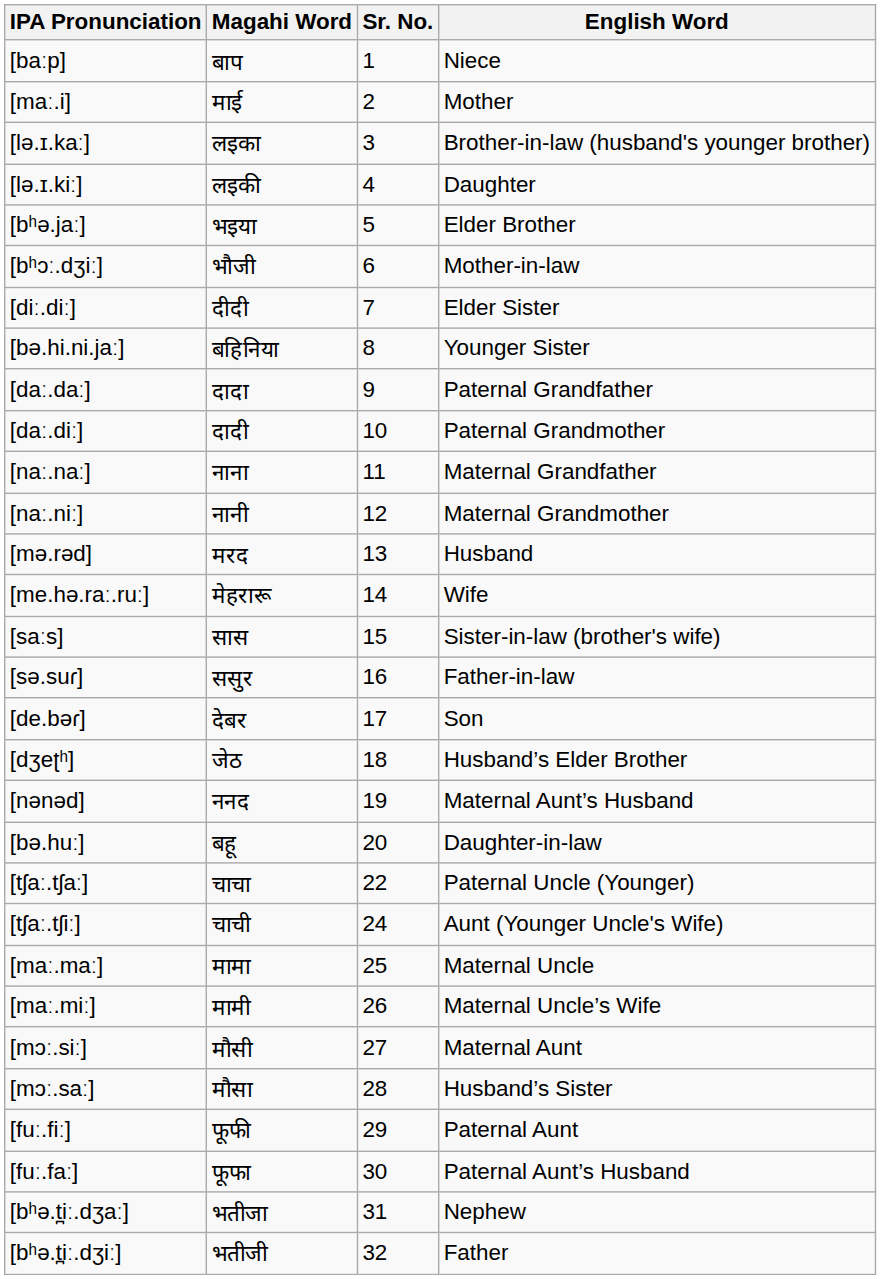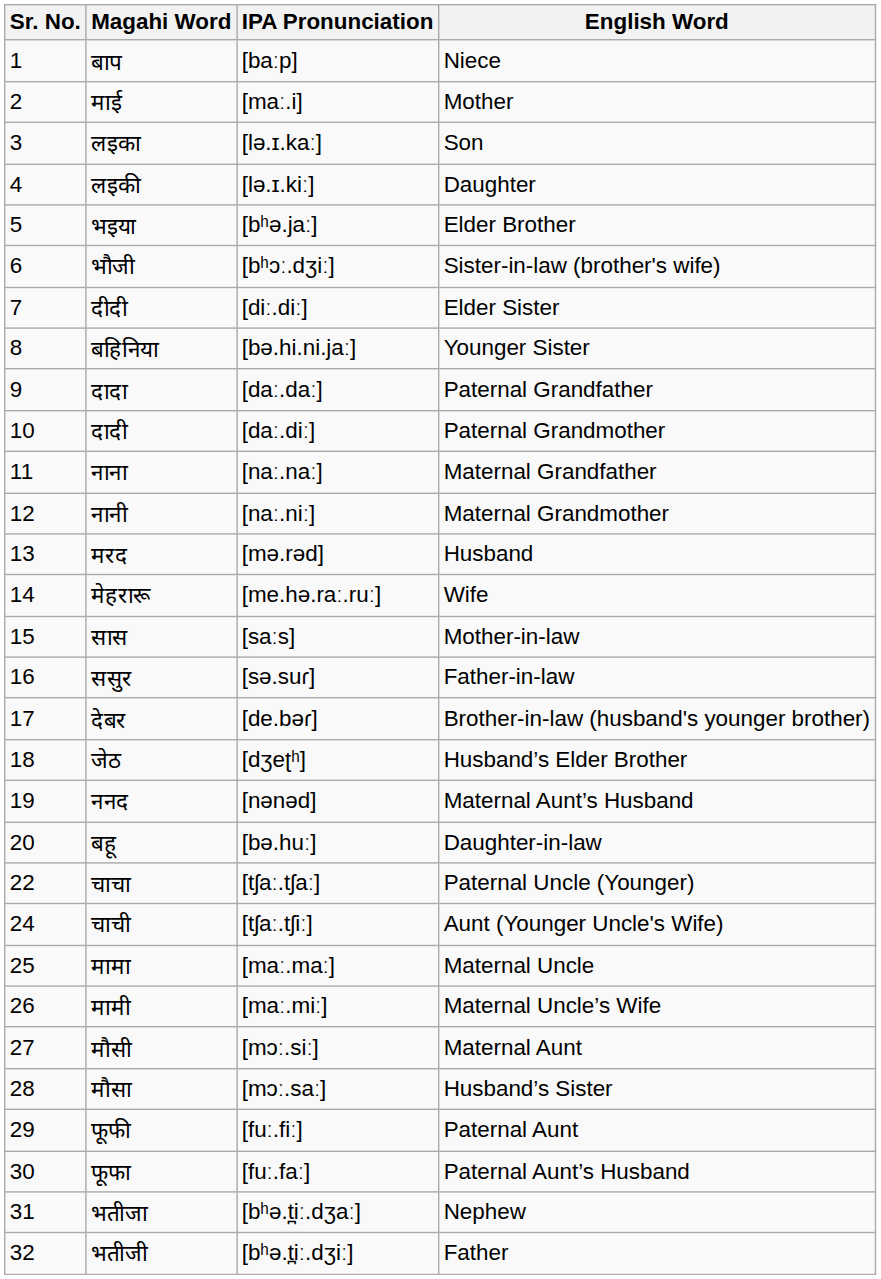columns swapped: (398, 22) <-> (106, 22)
(657, 142) Brother-in-law (husband's younger brother) -> (464, 142) Son
(512, 266) Mother-in-law -> (582, 266) Sister-in-law (brother's wife)
(582, 636) Sister-in-law (brother's wife) -> (512, 636) Mother-in-law
(464, 718) Son -> (657, 718) Brother-in-law (husband's younger brother)
